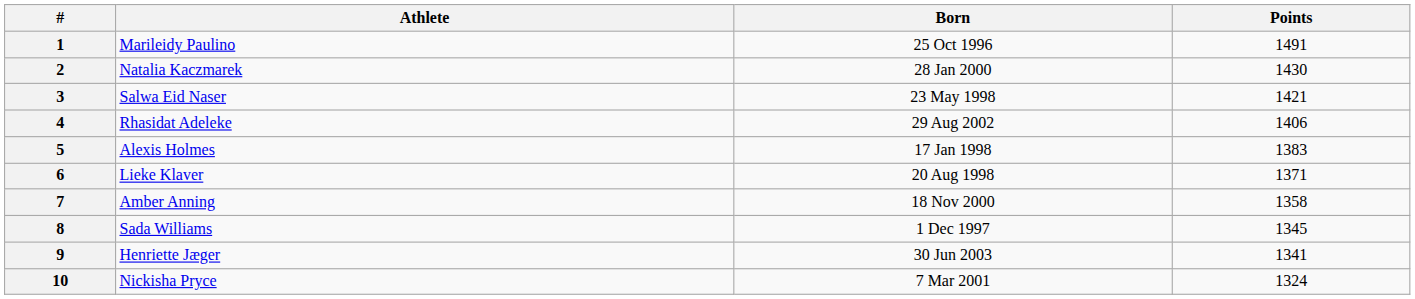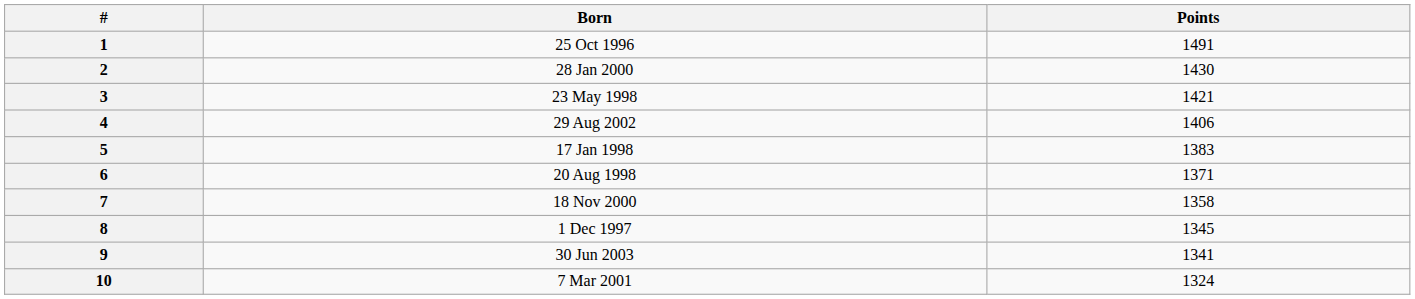- column: (425, 18)
